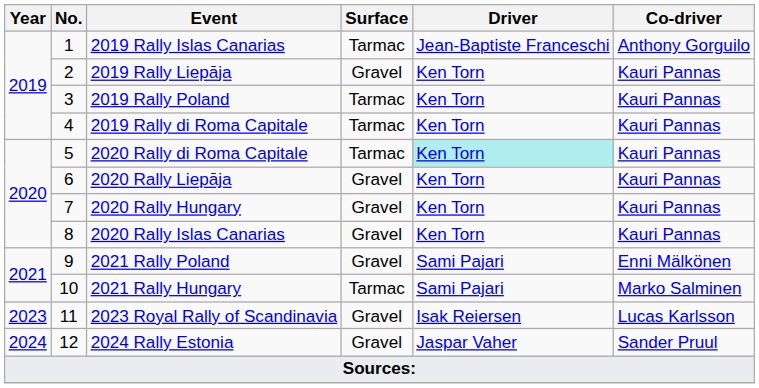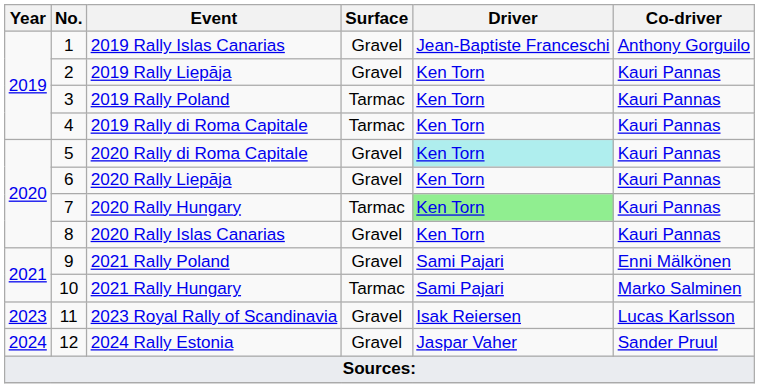(377, 45) Tarmac -> (377, 45) Gravel
(377, 153) Tarmac -> (377, 153) Gravel
(377, 207) Gravel -> (377, 207) Tarmac
(450, 207) no background -> (450, 207) lightgreen background
